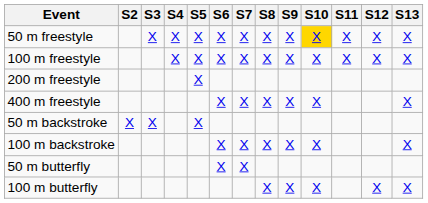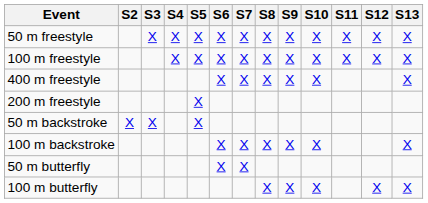(317, 36) gold background -> (317, 36) no background
rows swapped: (54, 79) <-> (54, 101)
